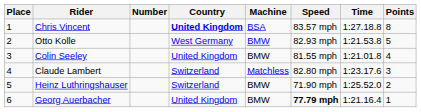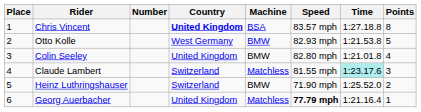(315, 56) 81.55 mph -> (315, 56) 82.80 mph
(315, 71) 82.80 mph -> (315, 71) 81.55 mph
(362, 71) no background -> (362, 71) paleturquoise background
(258, 100) BMW -> (268, 100) Matchless
